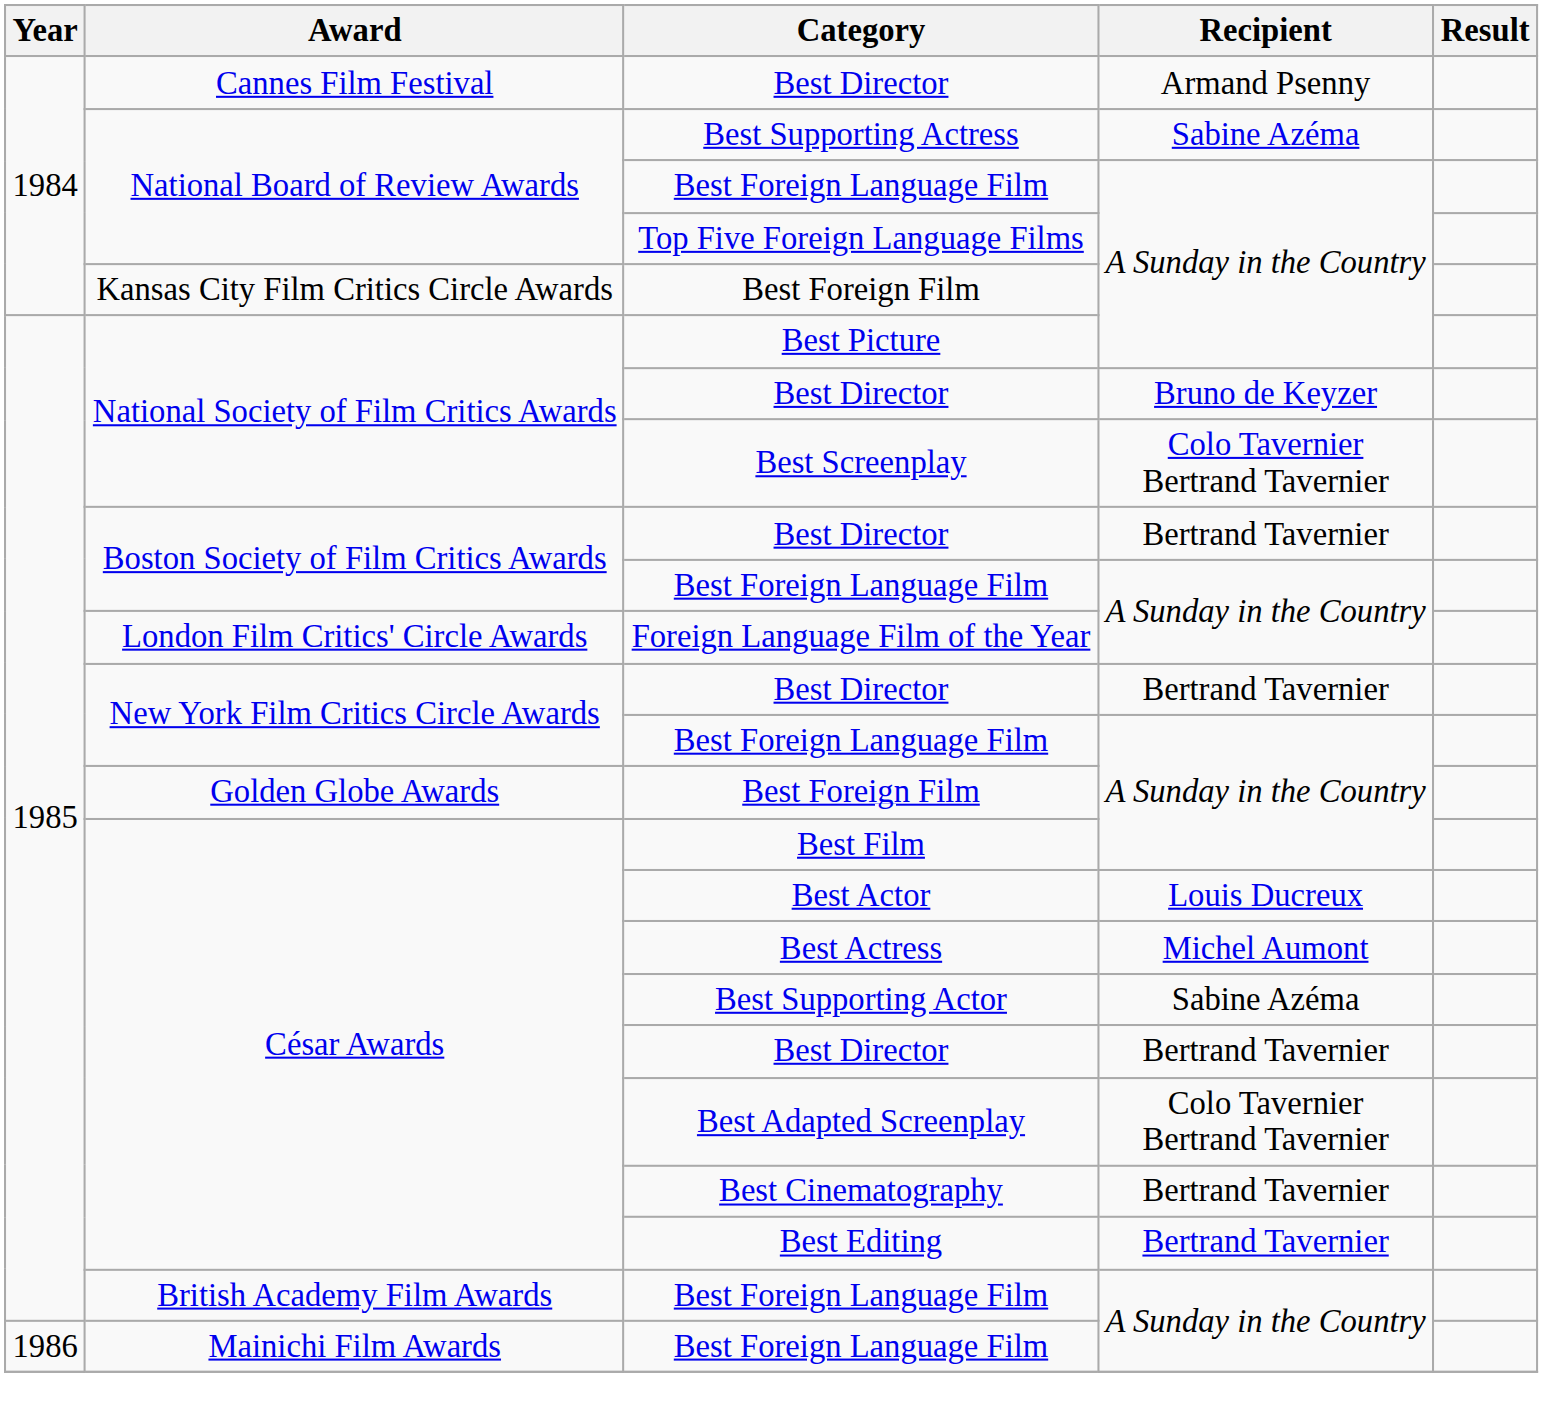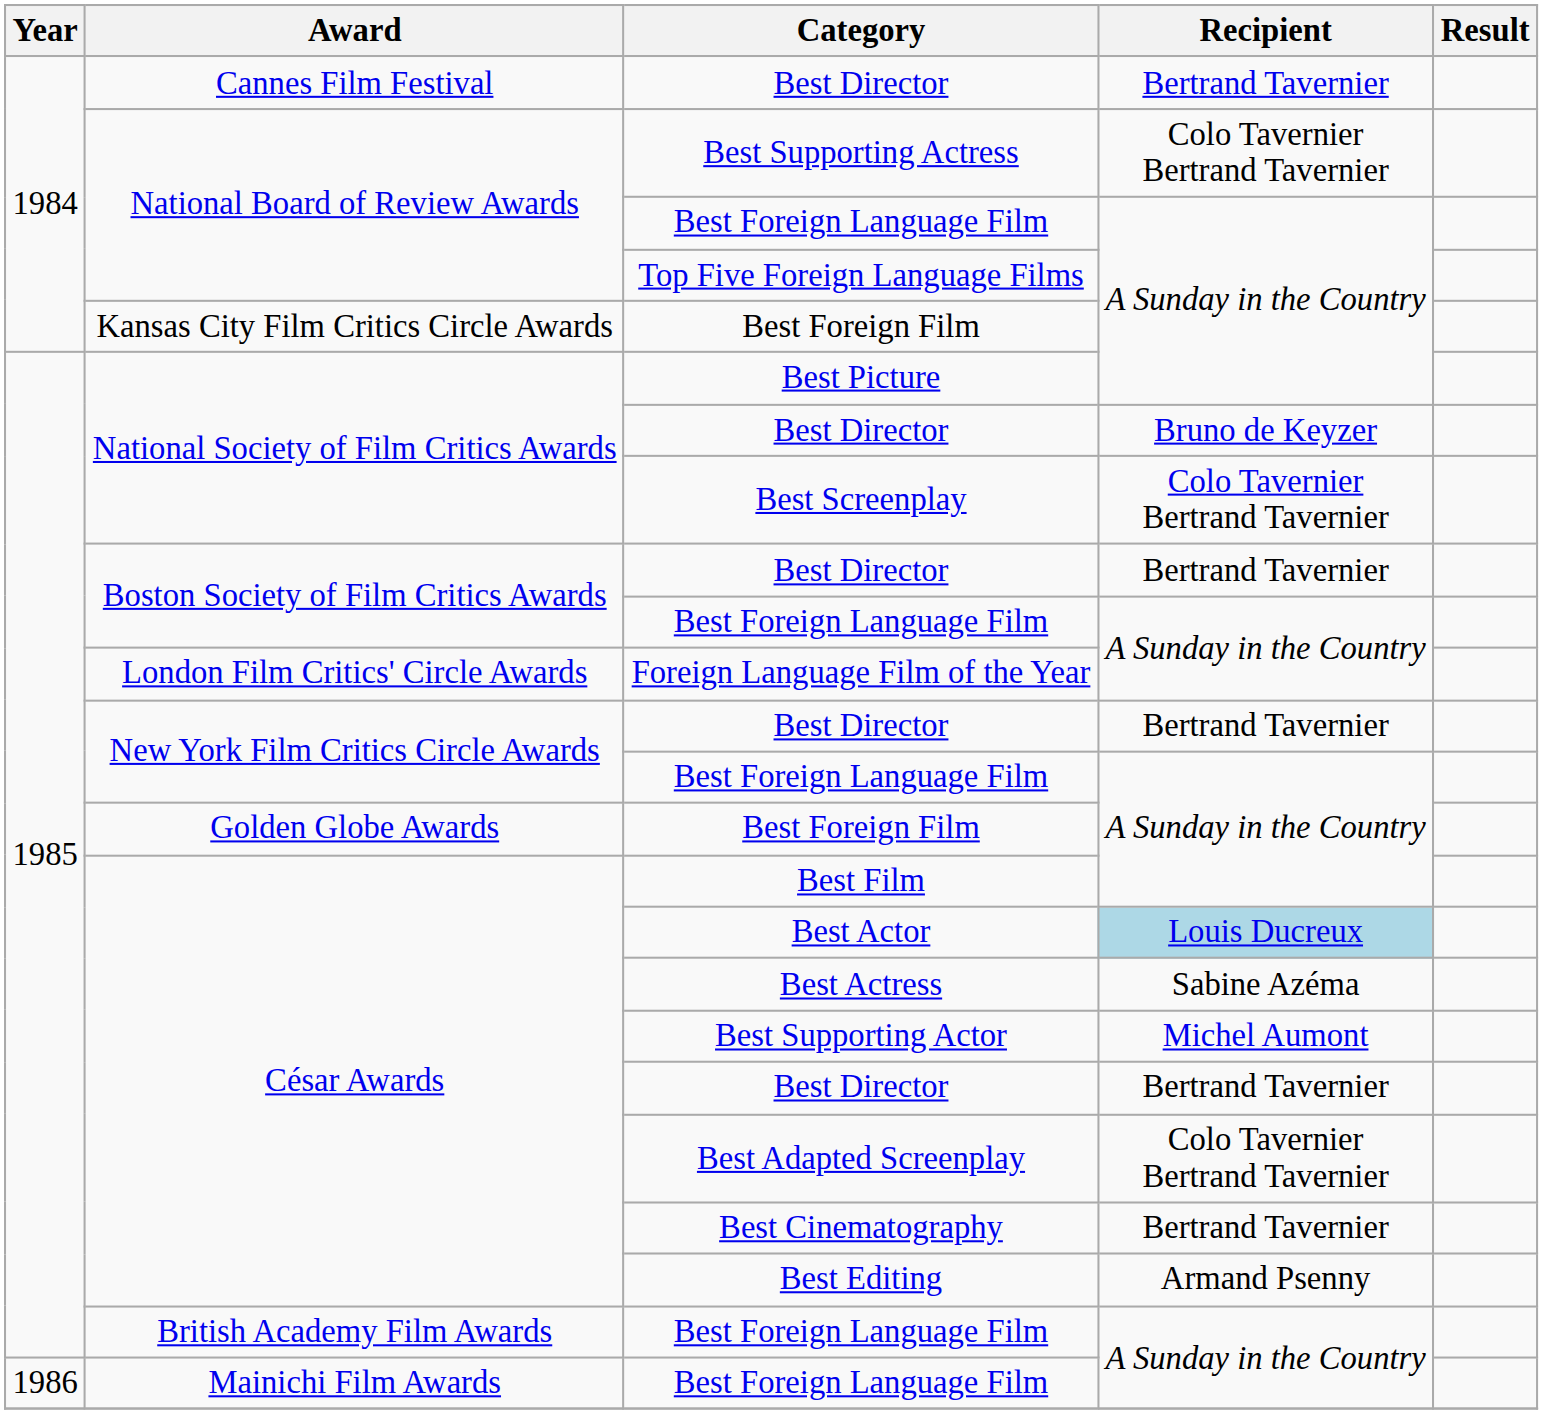(1266, 82) Armand Psenny -> (1266, 82) Bertrand Tavernier
(1266, 133) Sabine Azéma -> (1266, 152) Colo Tavernier Bertrand Tavernier
(1266, 895) no background -> (1266, 932) lightblue background
(1266, 947) Michel Aumont -> (1266, 983) Sabine Azéma
(1266, 998) Sabine Azéma -> (1266, 1035) Michel Aumont
(1266, 1242) Bertrand Tavernier -> (1266, 1279) Armand Psenny
